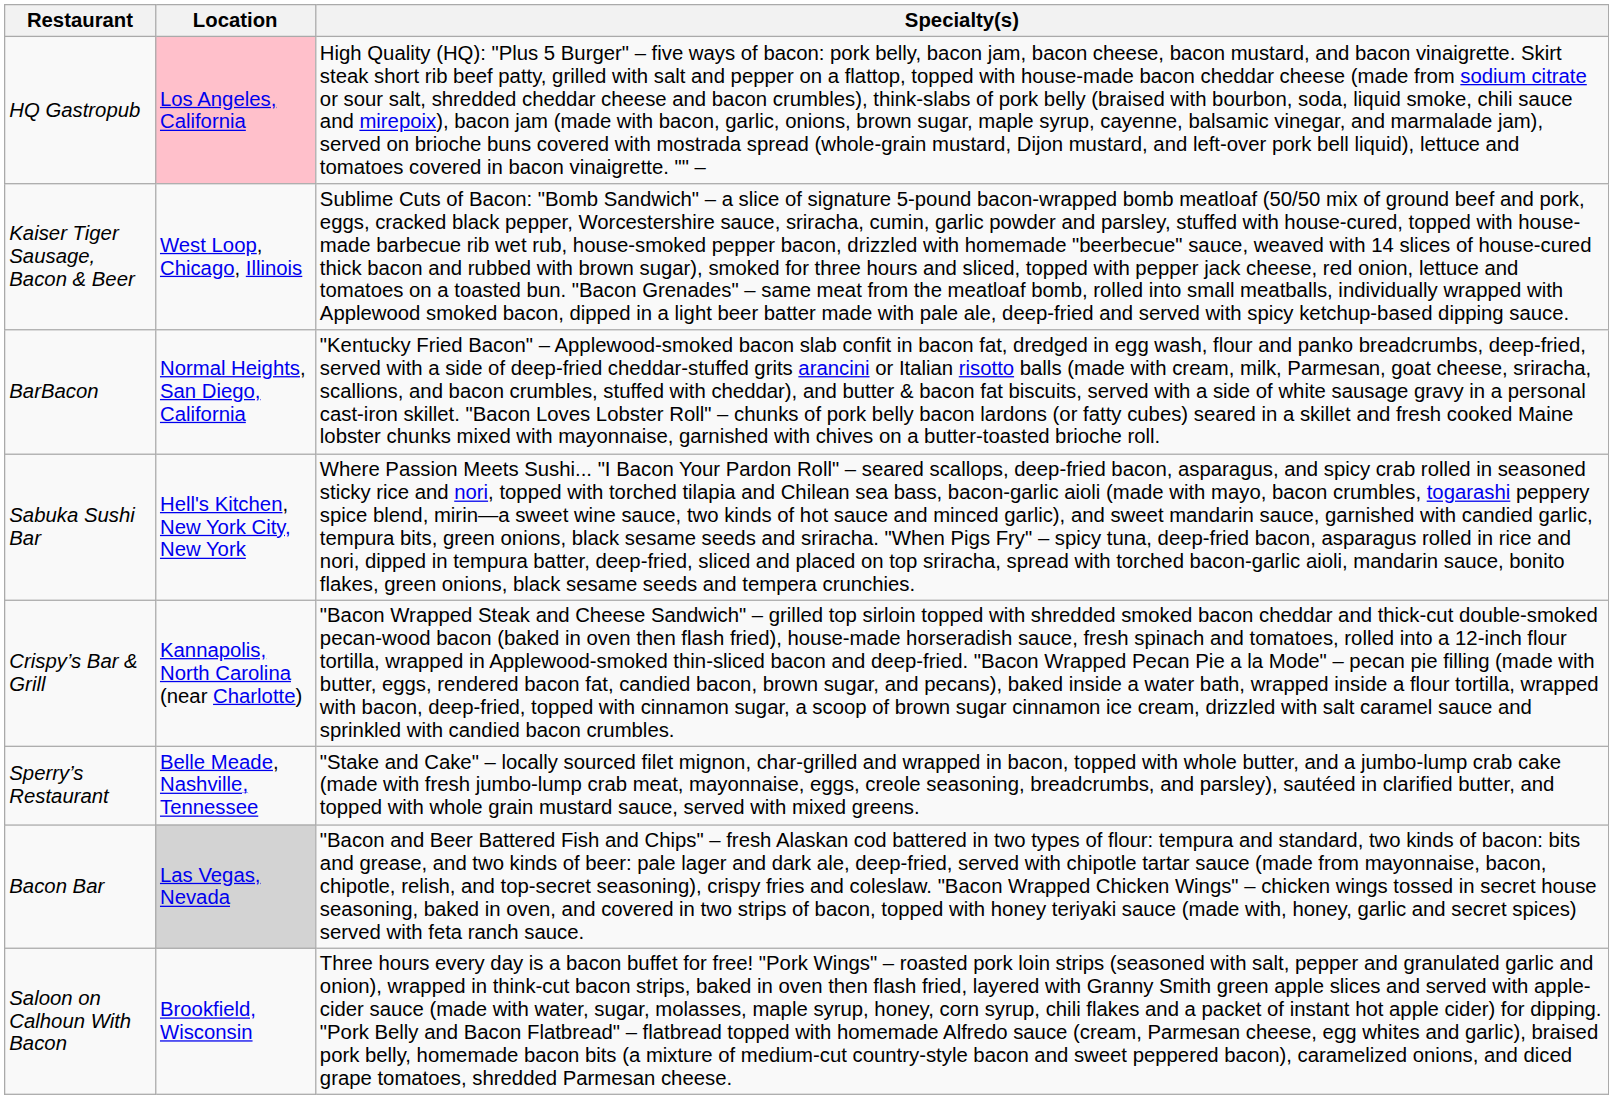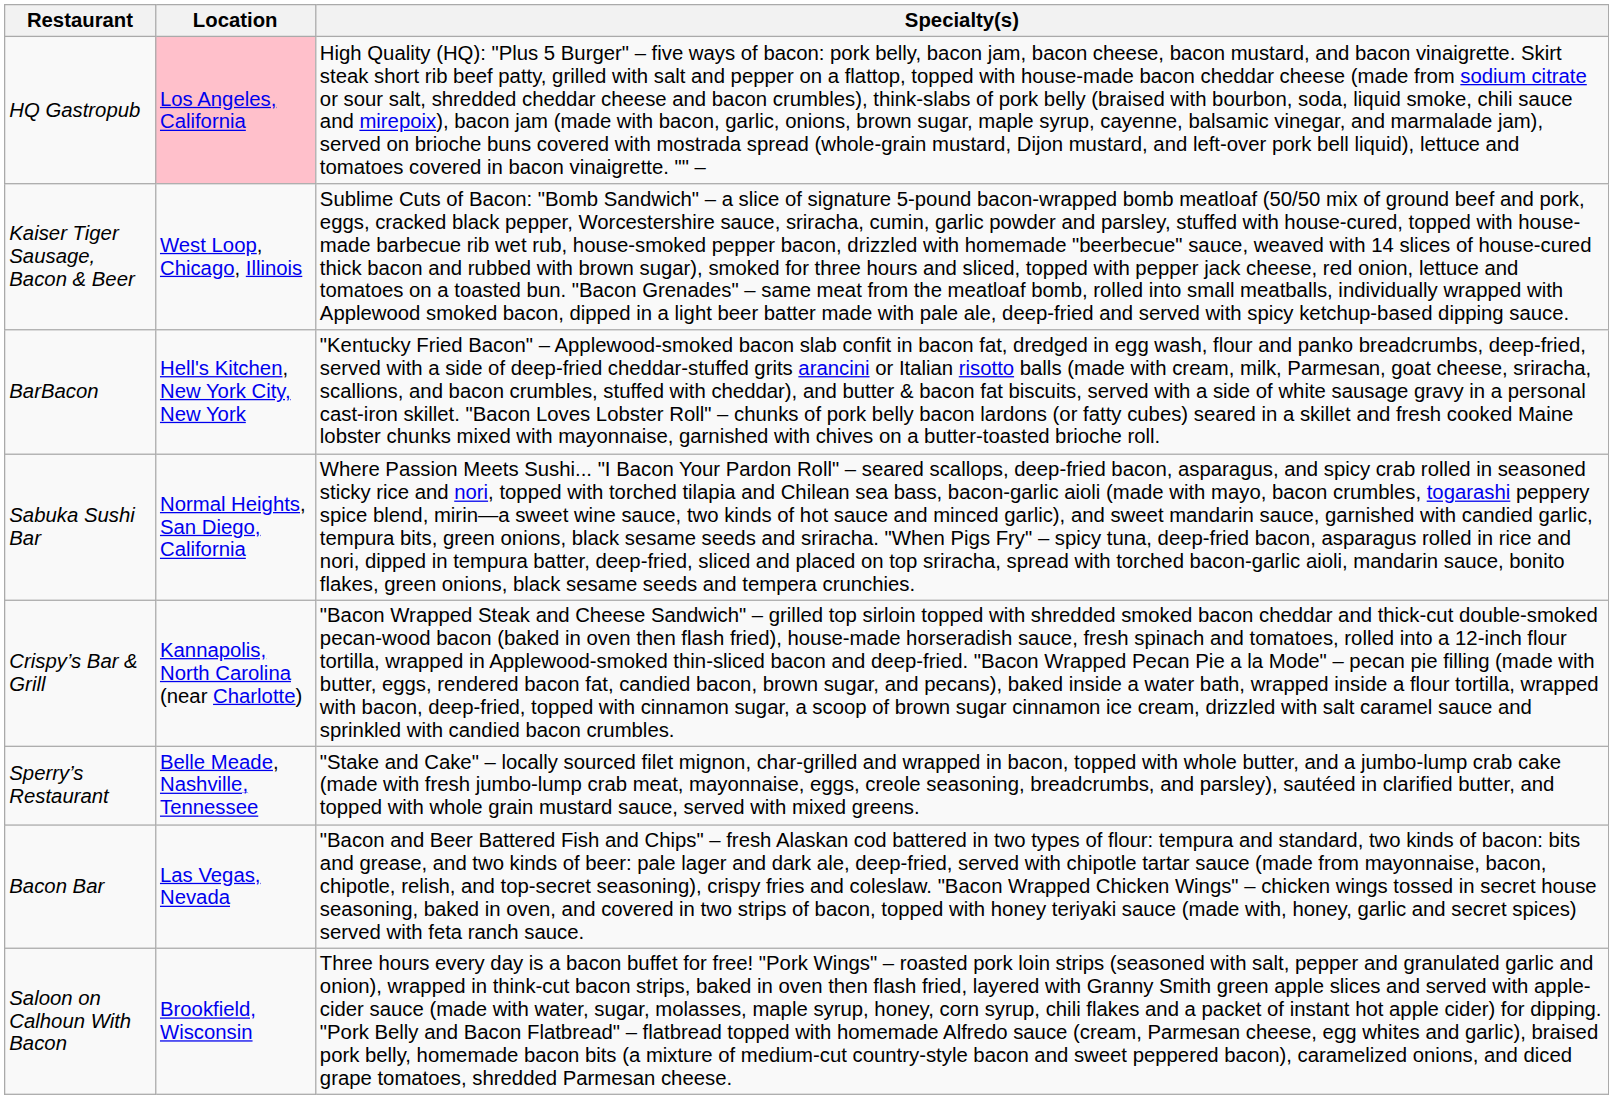(233, 391) Normal Heights, San Diego, California -> (225, 391) Hell's Kitchen, New York City, New York
(225, 526) Hell's Kitchen, New York City, New York -> (233, 526) Normal Heights, San Diego, California
(210, 886) lightgrey background -> (210, 886) no background
